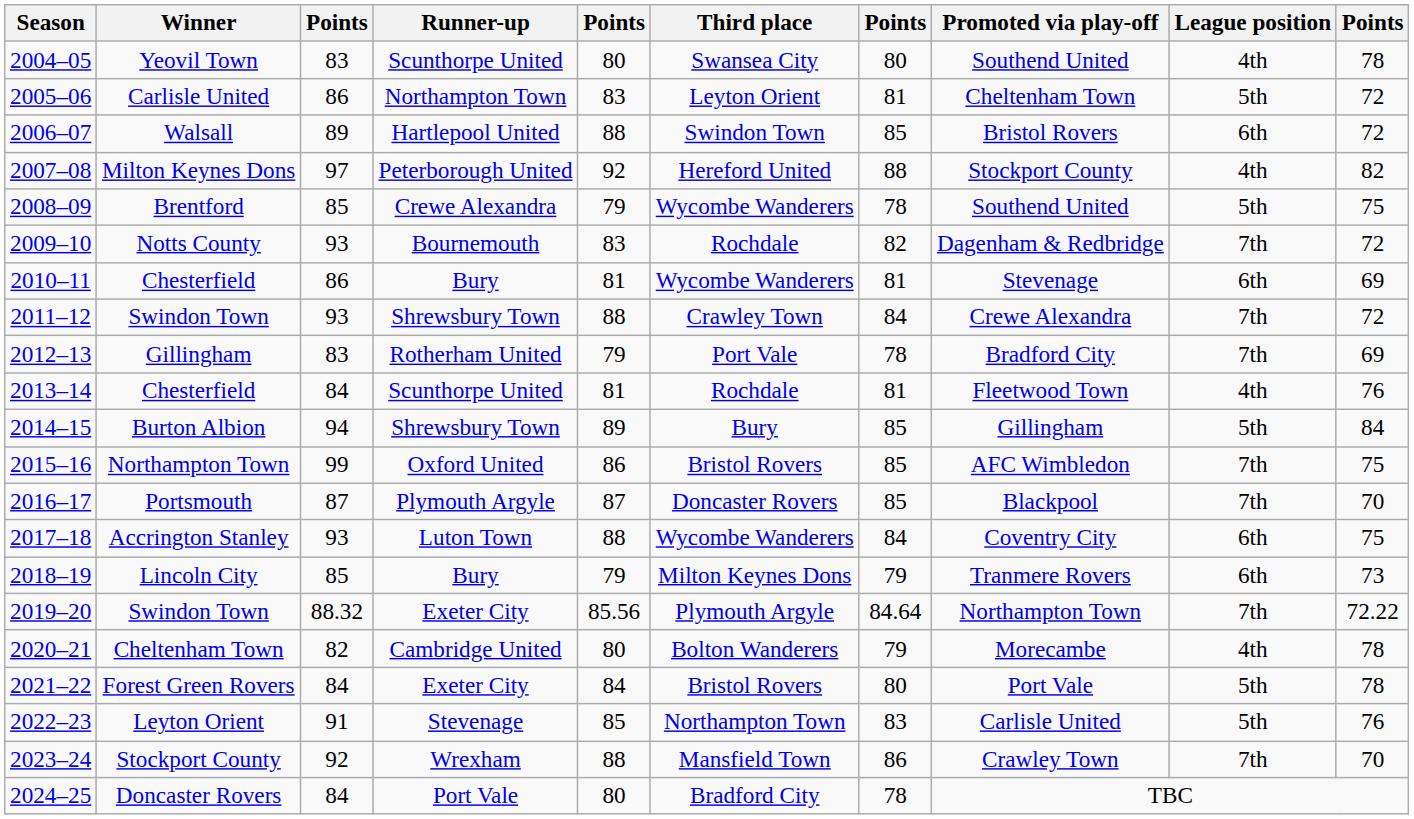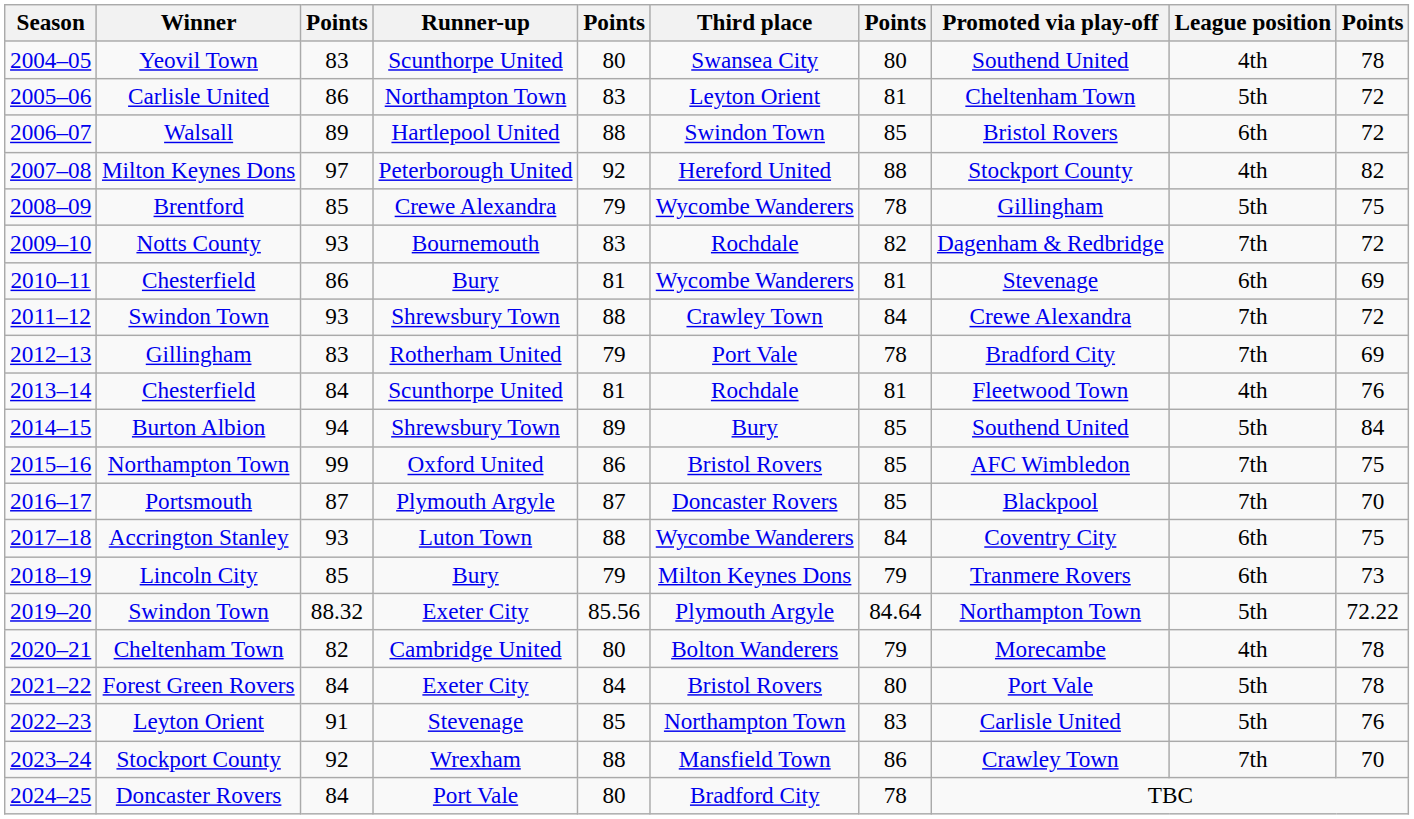(1050, 206) Southend United -> (1050, 206) Gillingham
(1050, 427) Gillingham -> (1050, 427) Southend United
(1253, 611) 7th -> (1253, 611) 5th
